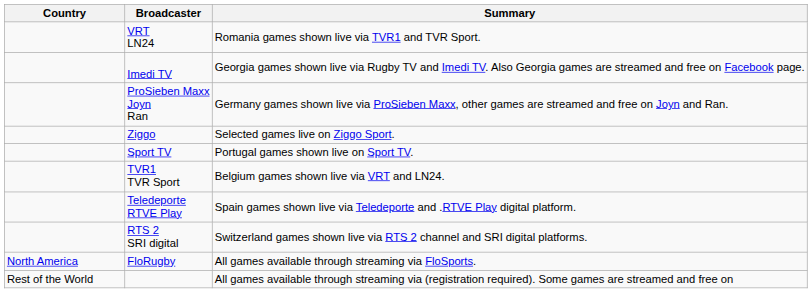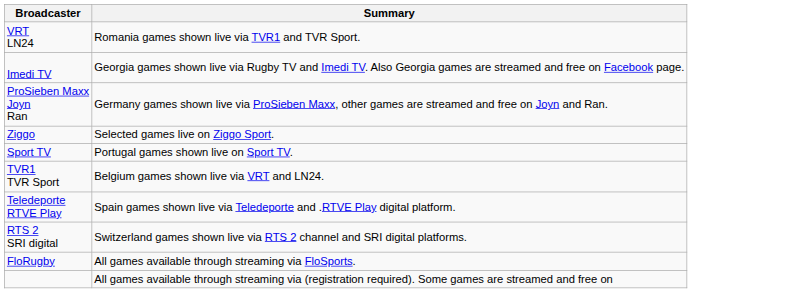- column: (65, 13)
